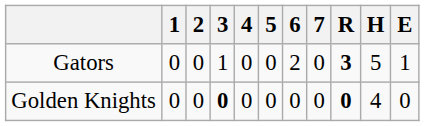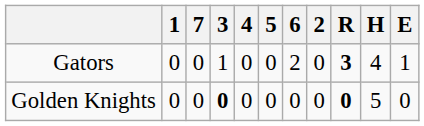columns swapped: (198, 24) <-> (319, 24)
(376, 62) 5 -> (376, 62) 4
(376, 101) 4 -> (376, 101) 5
